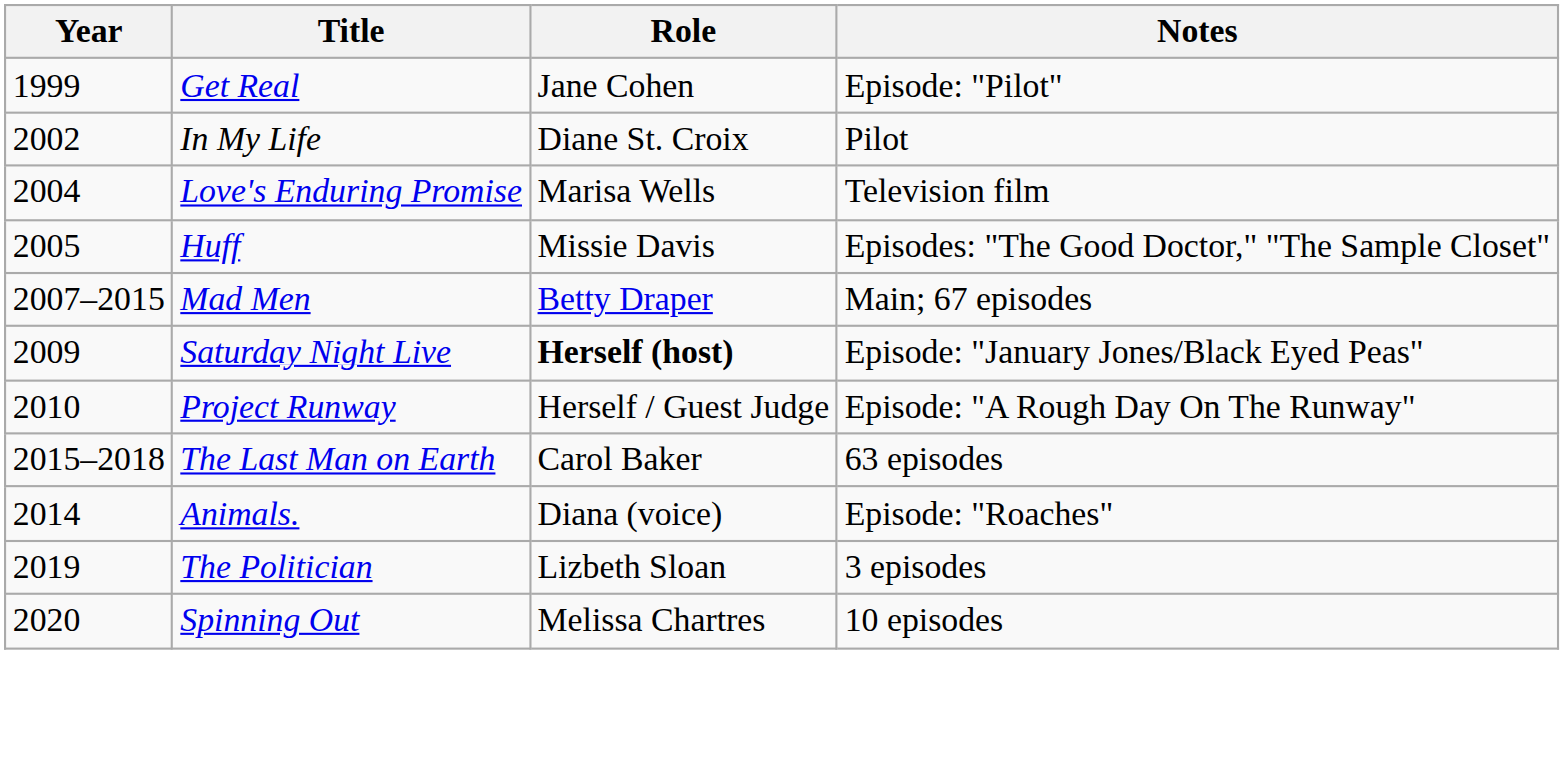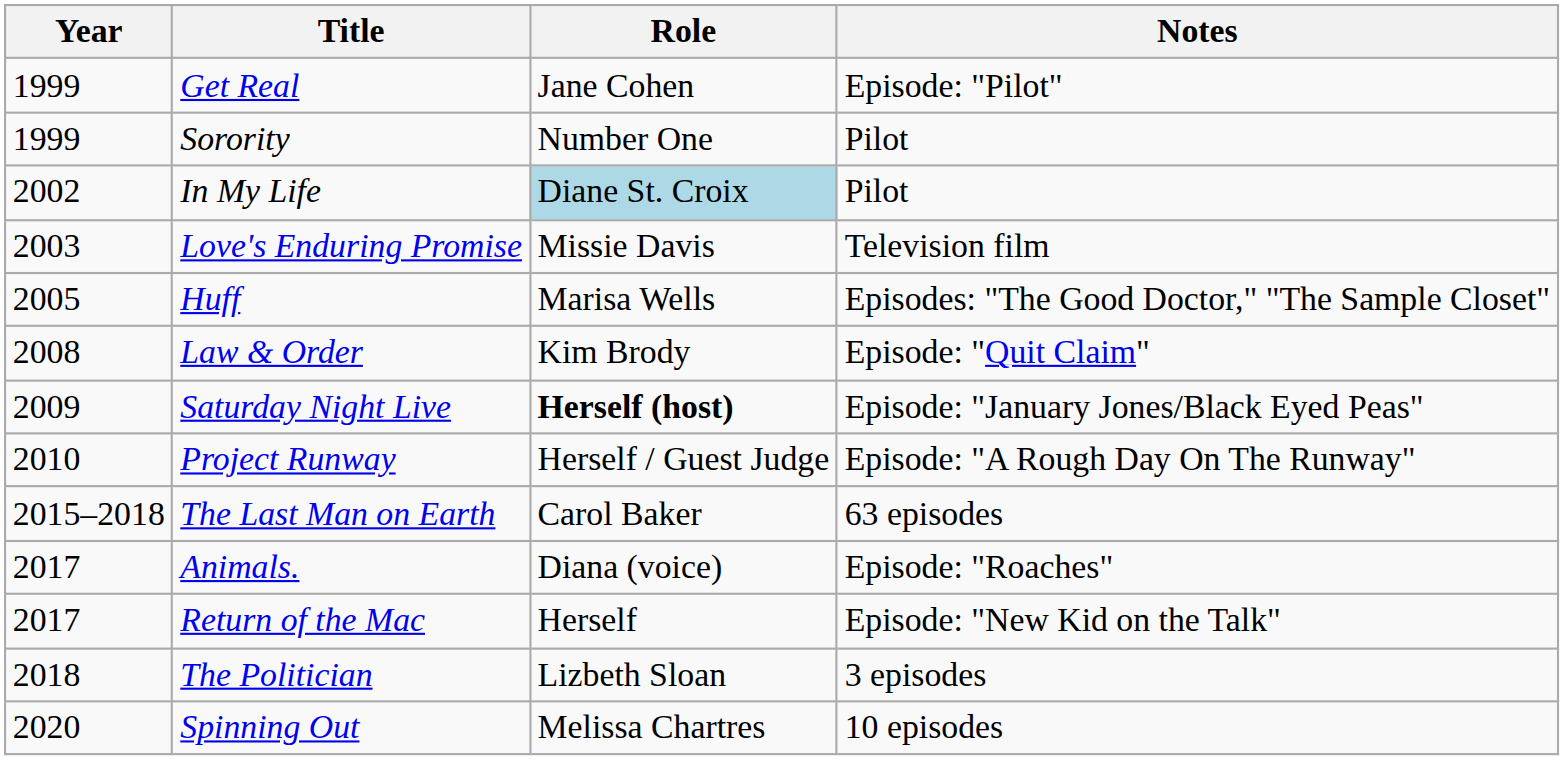+ row: (235, 138)
(643, 138) no background -> (643, 191) lightblue background
(47, 191) 2004 -> (47, 245) 2003
(626, 191) Marisa Wells -> (626, 245) Missie Davis
(626, 245) Missie Davis -> (626, 298) Marisa Wells
- row: (245, 298)
+ row: (272, 352)
(47, 513) 2014 -> (47, 566) 2017
+ row: (303, 620)
(47, 566) 2019 -> (47, 673) 2018
